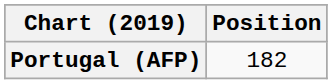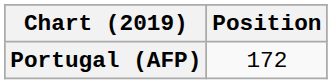(267, 60) 182 -> (267, 60) 172
